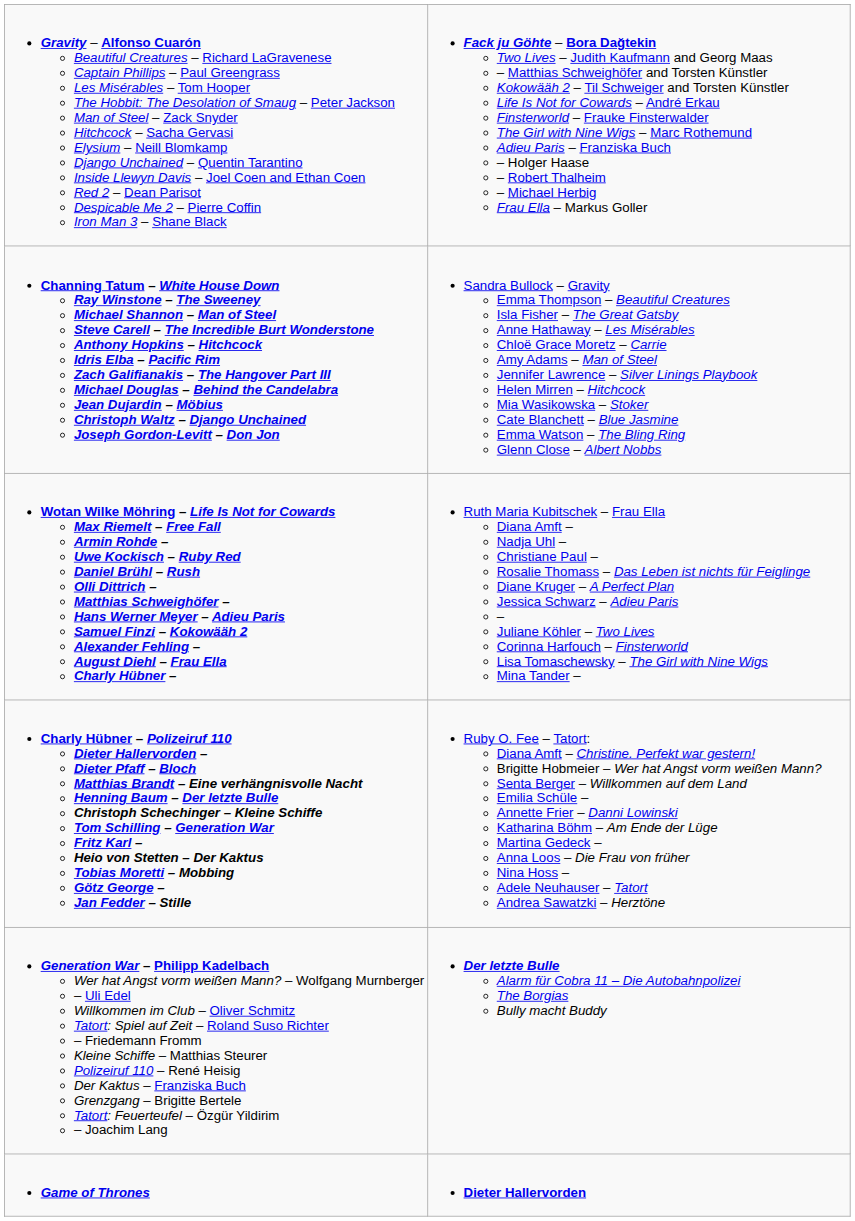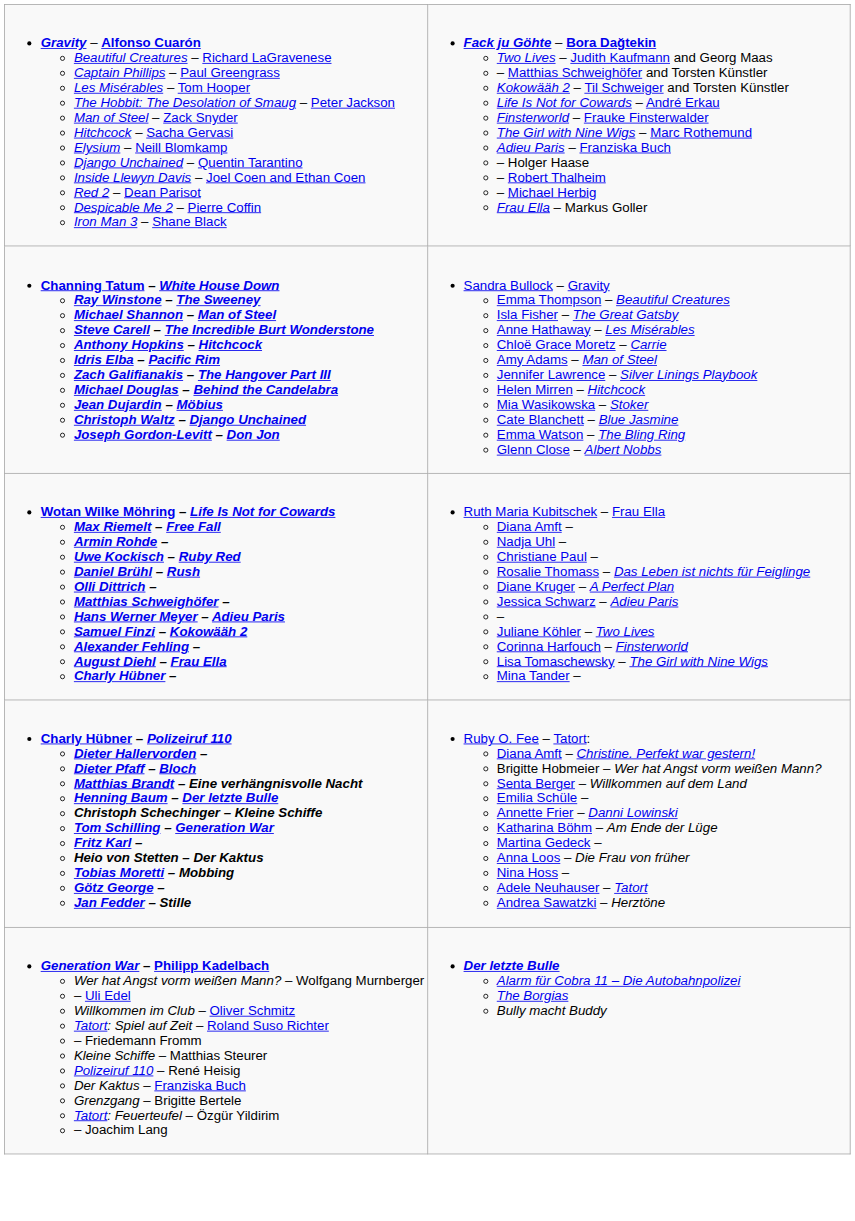- row: (216, 1193)
